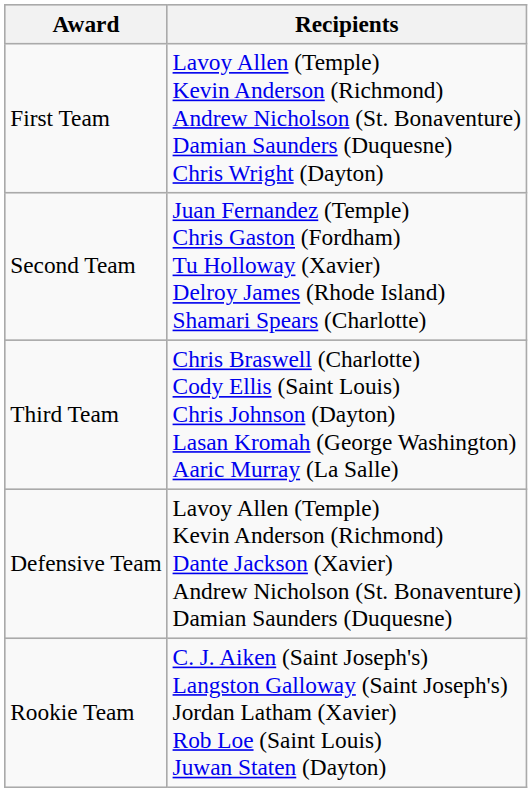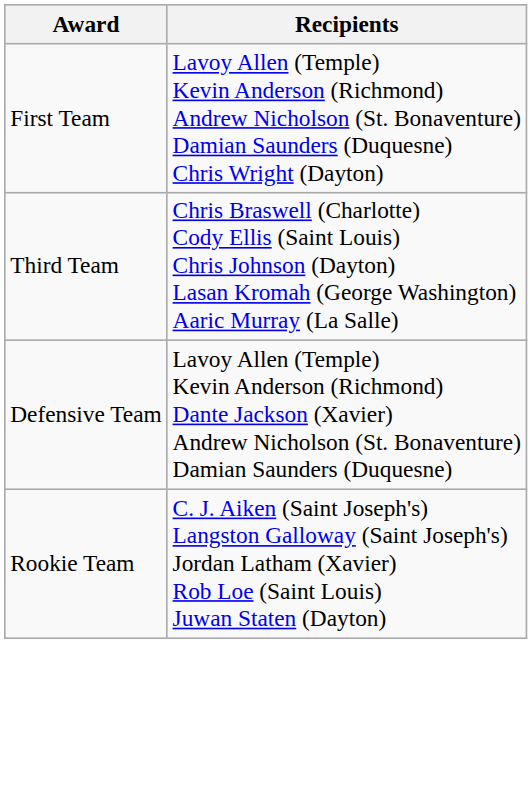- row: (73, 266)
